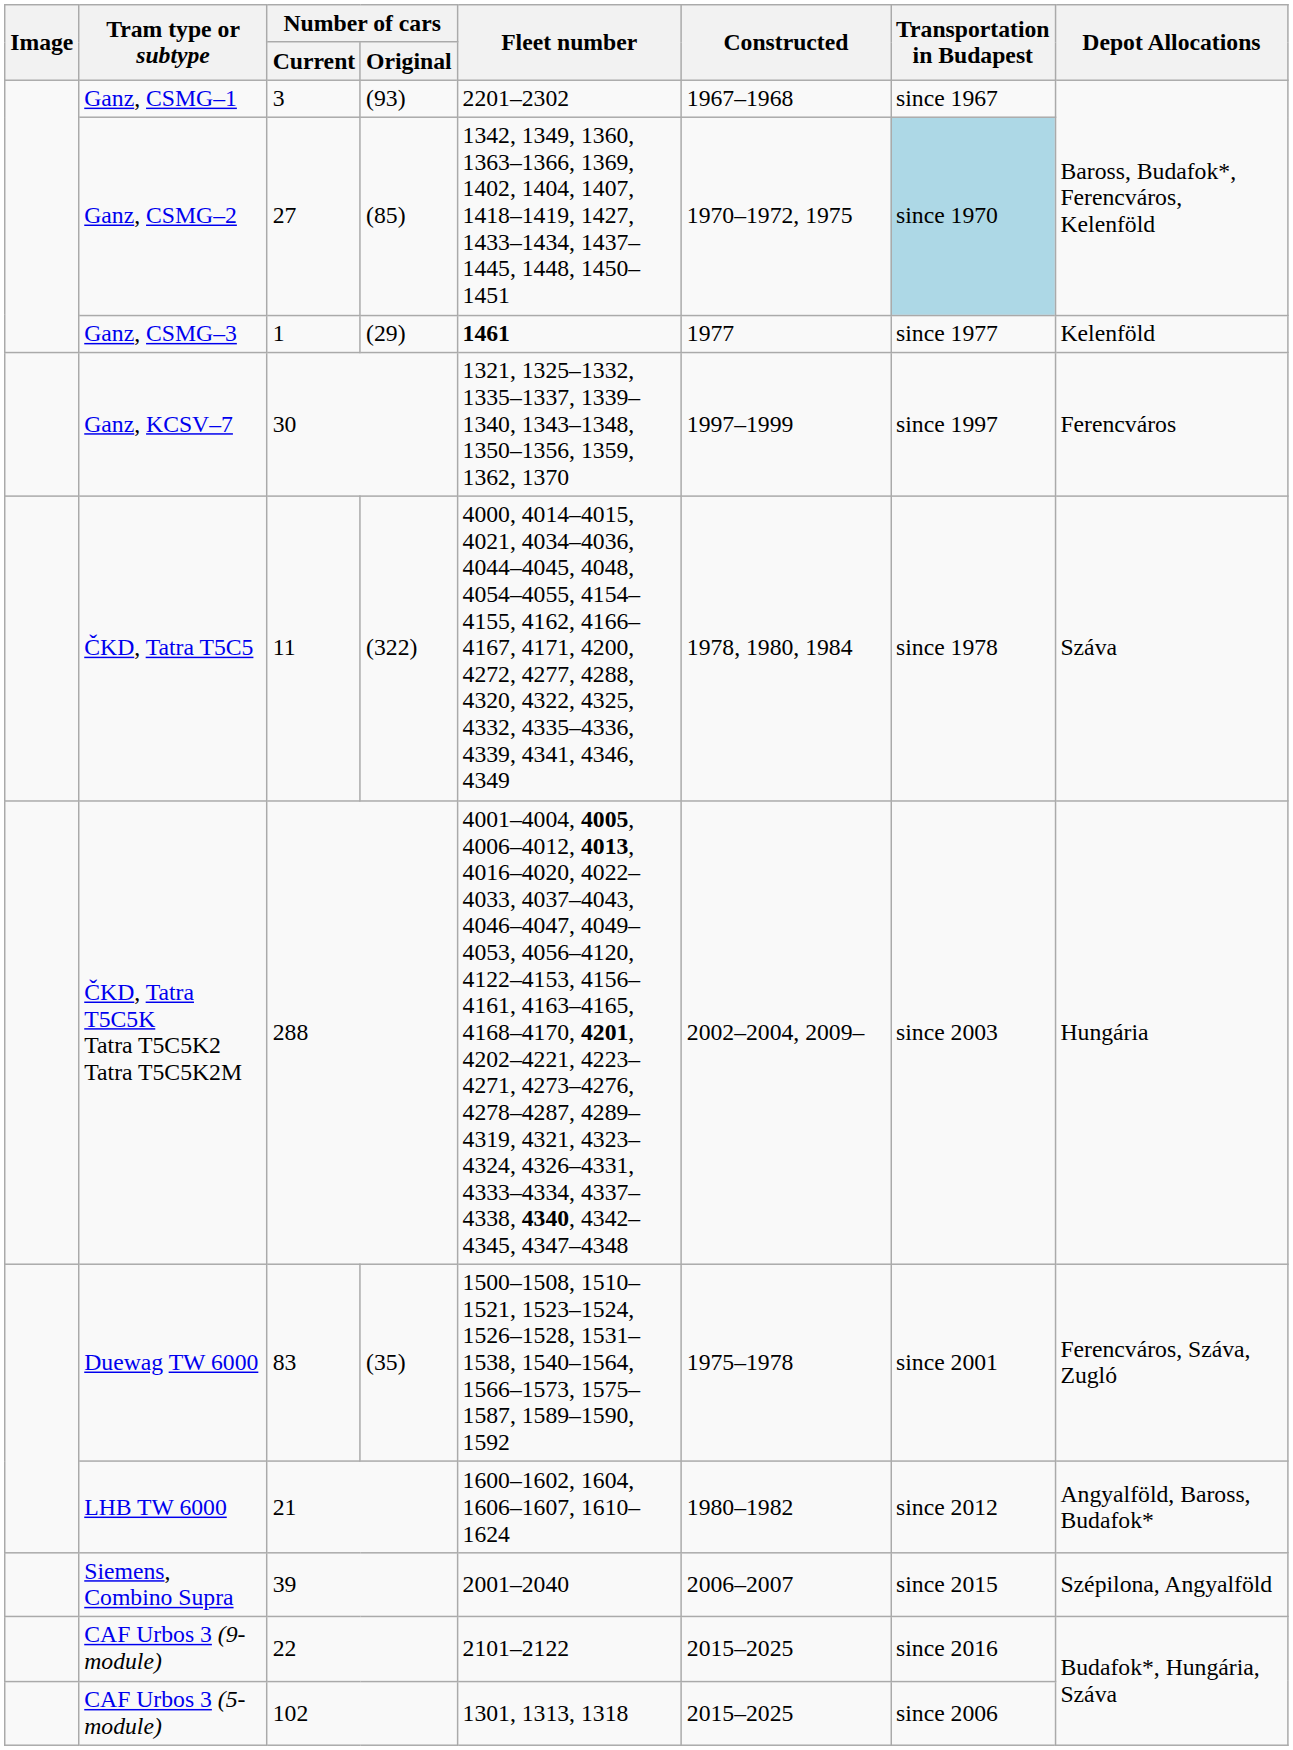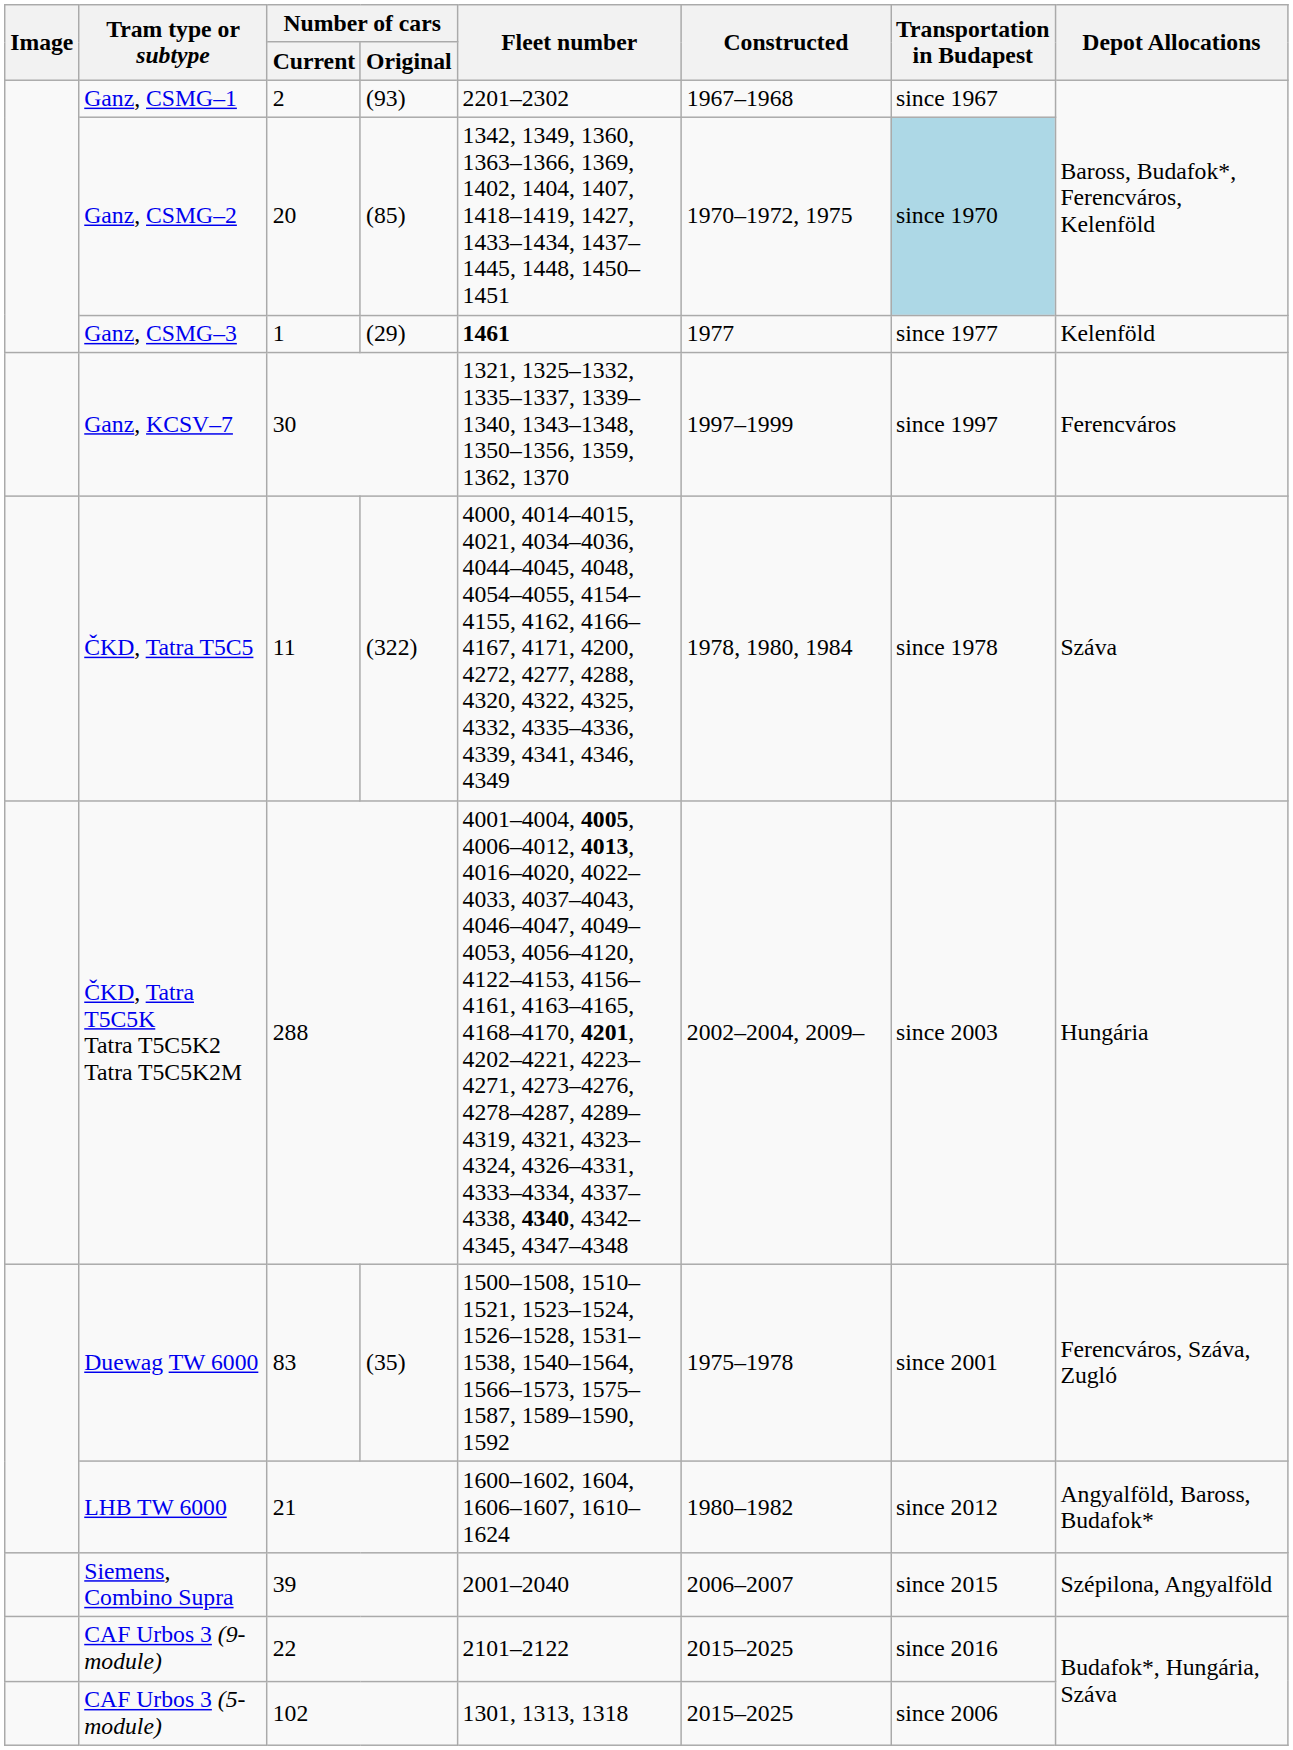(279, 98) 3 -> (279, 98) 2
(285, 215) 27 -> (285, 215) 20
